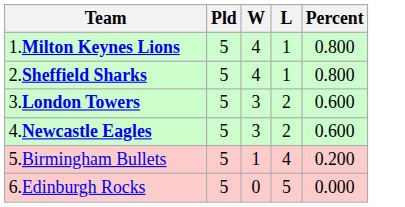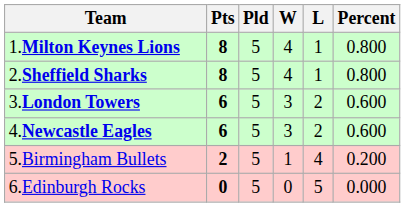+ column: (223, 18)
